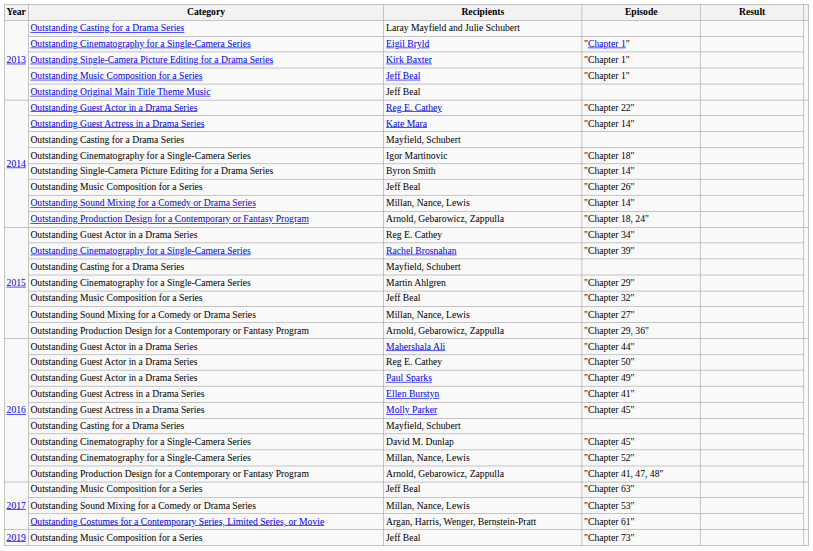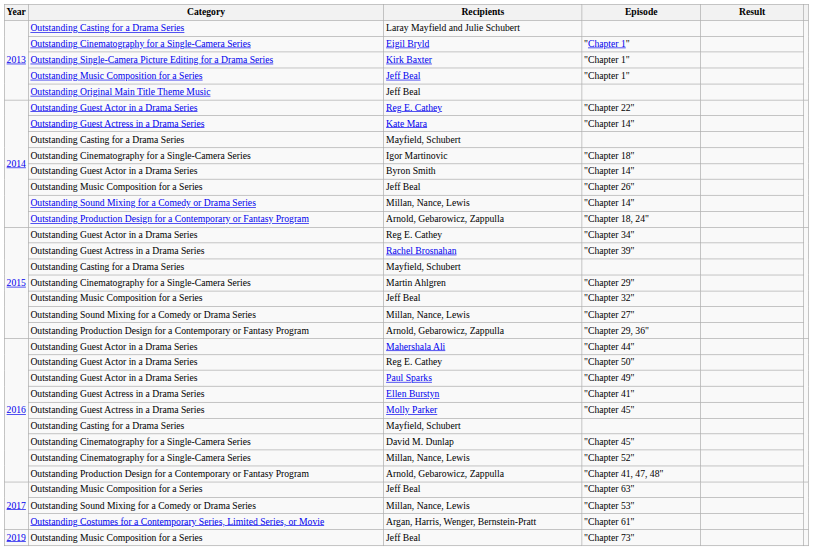(152, 171) Outstanding Single-Camera Picture Editing for a Drama Series -> (114, 171) Outstanding Guest Actor in a Drama Series
(141, 251) Outstanding Cinematography for a Single-Camera Series -> (117, 251) Outstanding Guest Actress in a Drama Series
